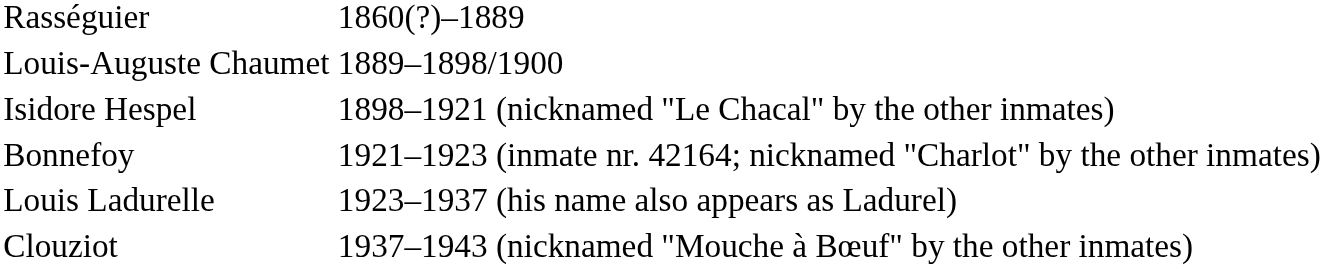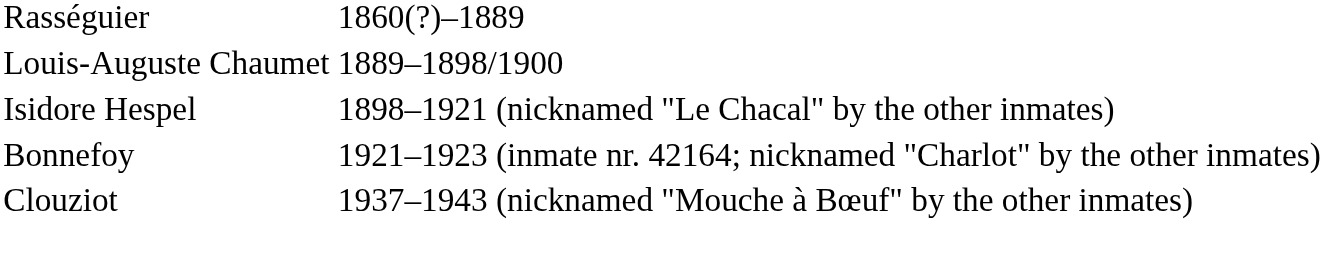- row: (109, 200)
